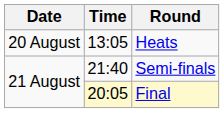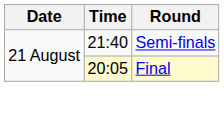- row: (157, 42)
